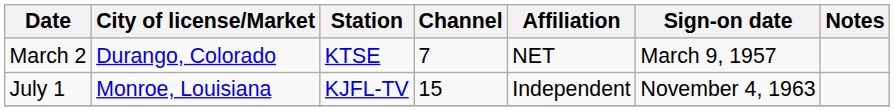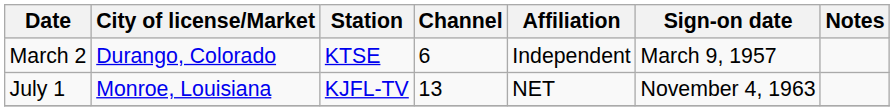(425, 55) 7 -> (425, 55) 6
(534, 55) NET -> (572, 55) Independent
(430, 88) 15 -> (430, 88) 13
(572, 88) Independent -> (534, 88) NET
